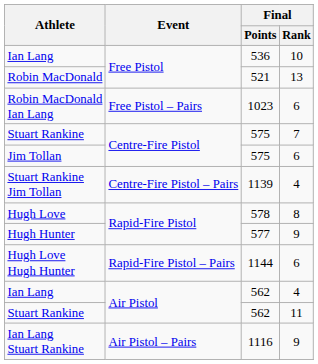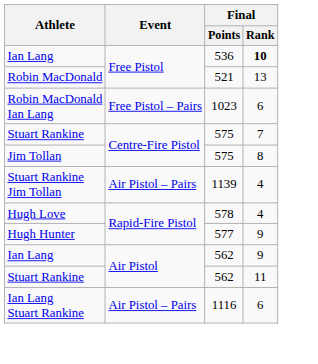(297, 56) normal -> (260, 56) bold
(297, 156) 6 -> (260, 156) 8
(173, 184) Centre-Fire Pistol – Pairs -> (152, 184) Air Pistol – Pairs
(297, 213) 8 -> (260, 213) 4
- row: (41, 263)
(297, 292) 4 -> (260, 255) 9
(297, 342) 9 -> (260, 305) 6
